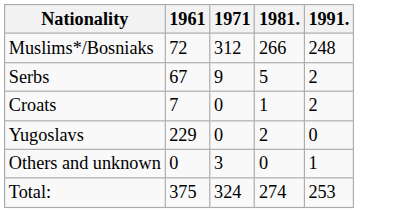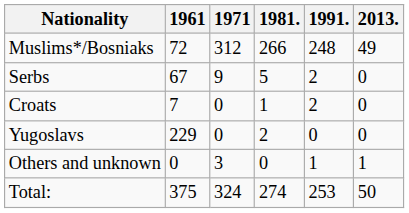+ column: (378, 18)
